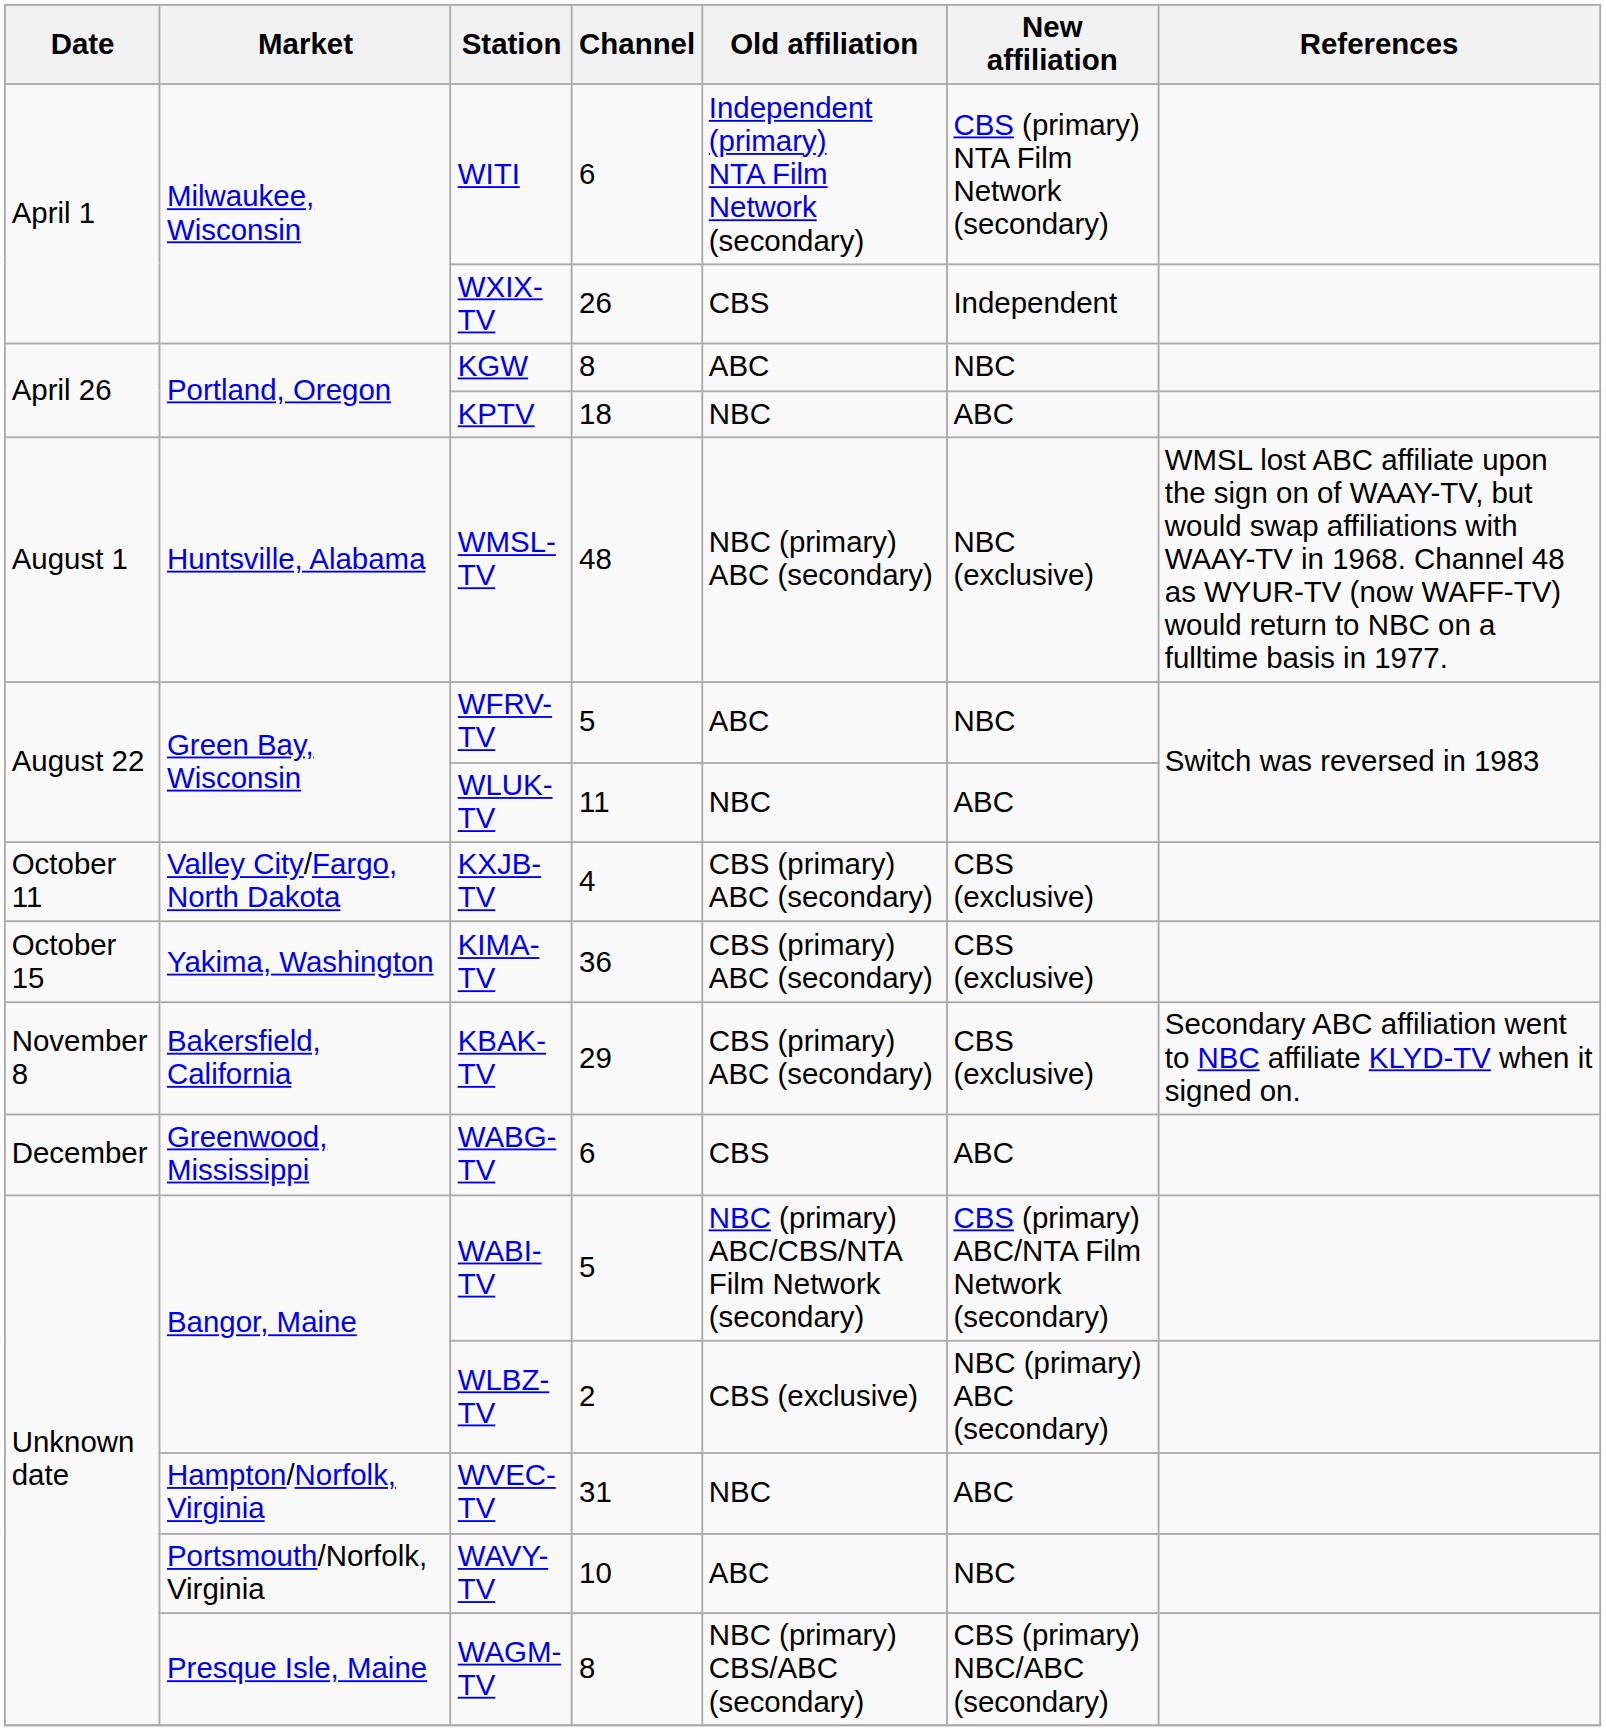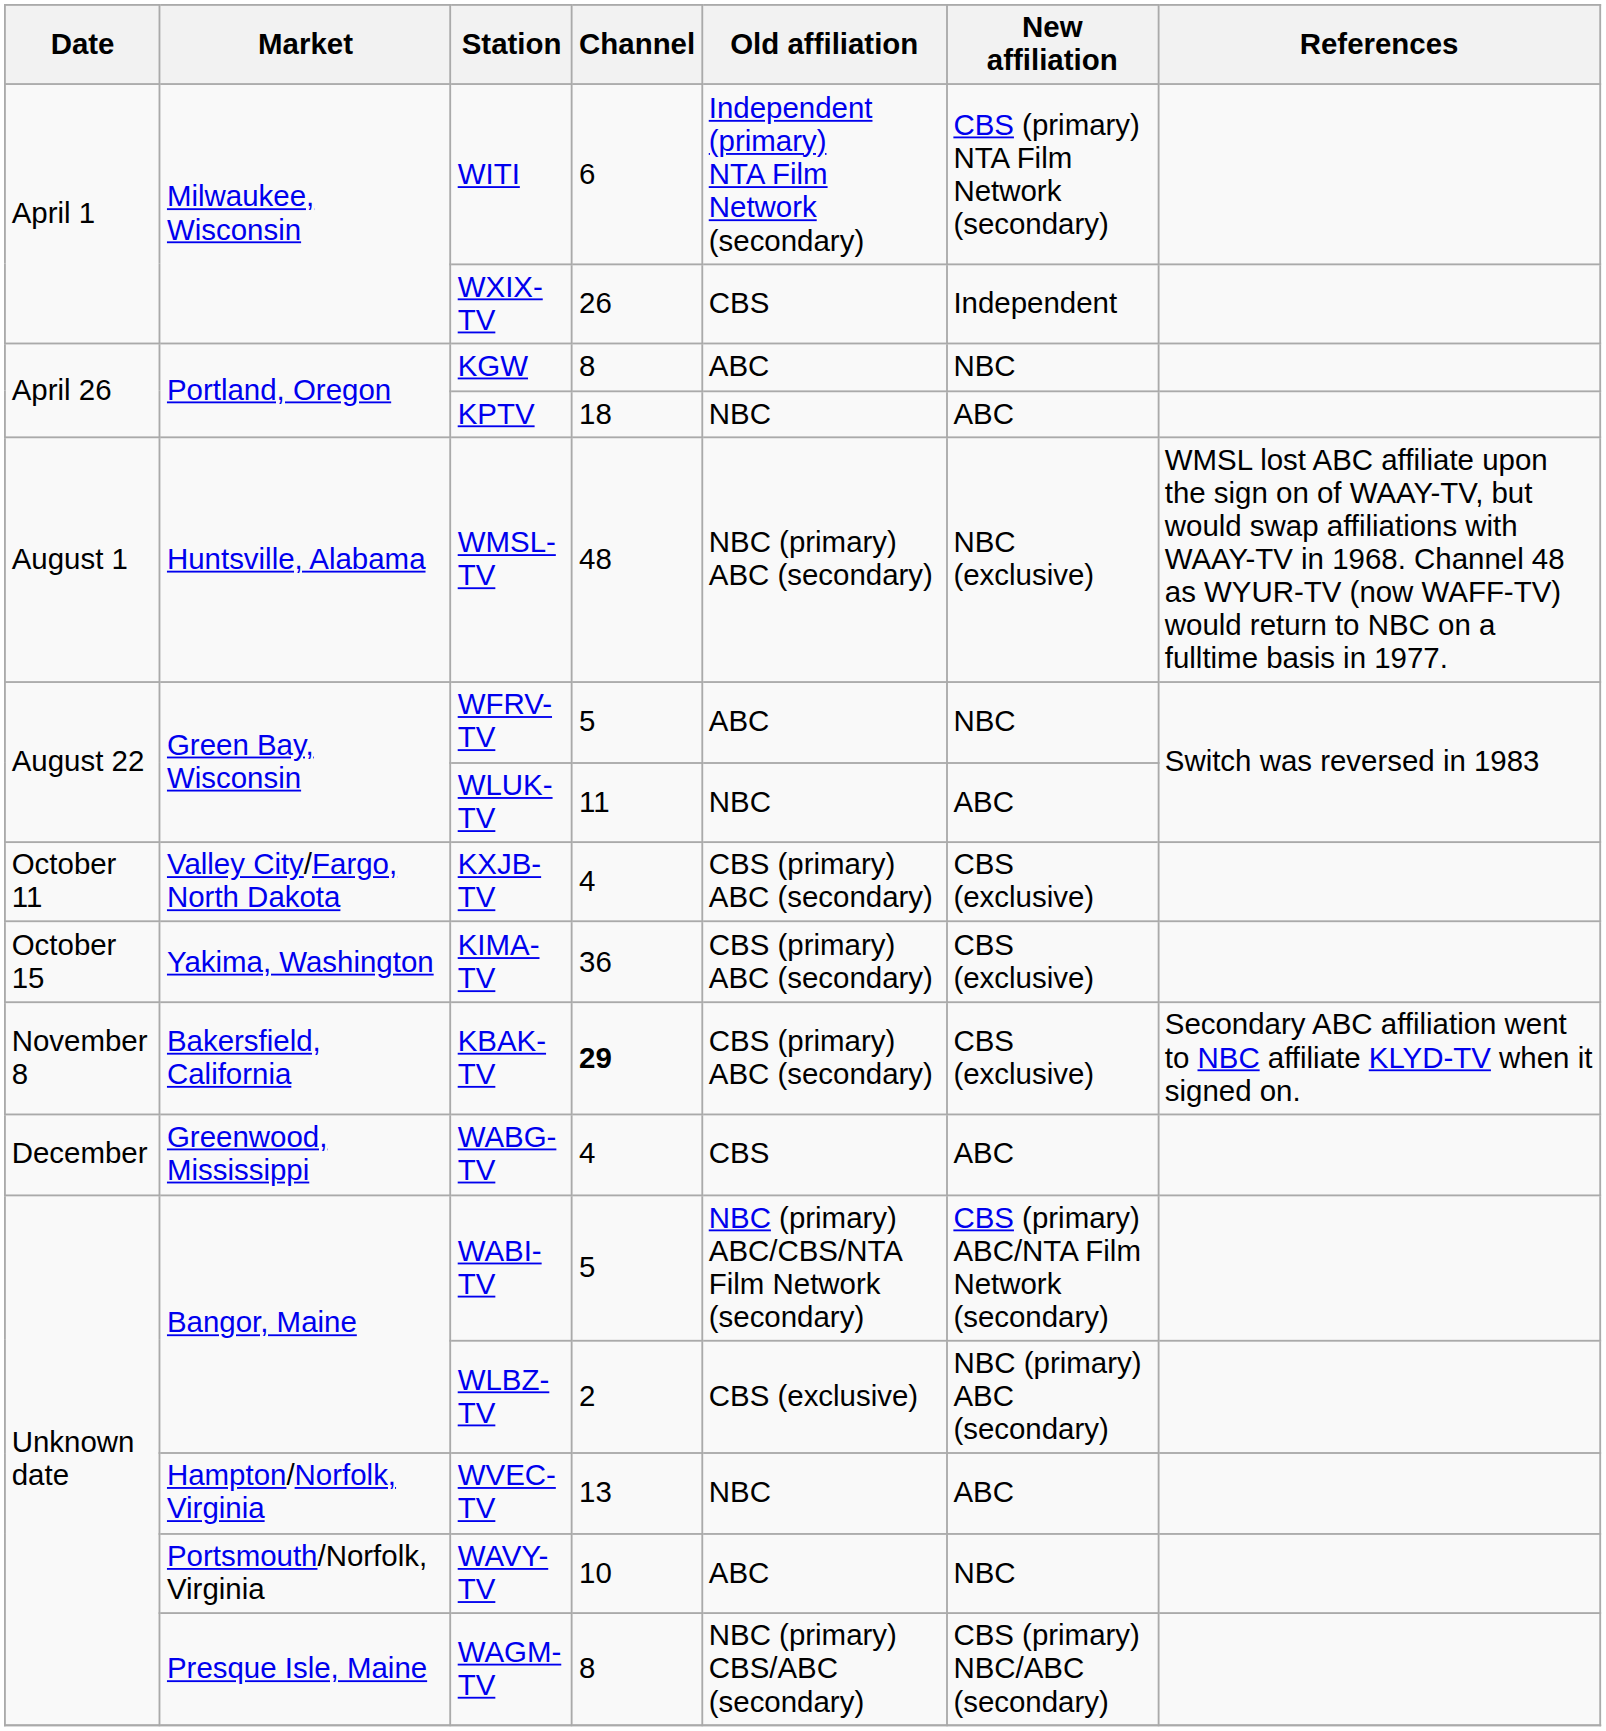(595, 1057) normal -> (595, 1057) bold
(587, 1154) 6 -> (587, 1154) 4
(595, 1492) 31 -> (595, 1492) 13
